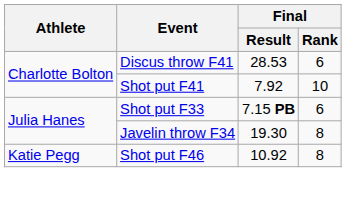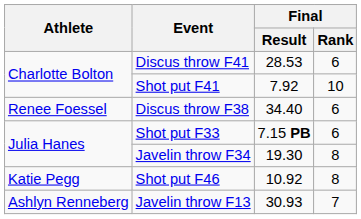+ row: (192, 109)
+ row: (193, 202)
